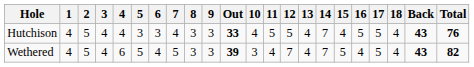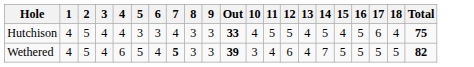- column: (421, 14)
(325, 33) 7 -> (325, 33) 5
(378, 33) 5 -> (378, 33) 6
(453, 33) 76 -> (421, 33) 75
(175, 52) normal -> (175, 52) bold
(289, 52) 7 -> (289, 52) 6
(361, 52) 4 -> (361, 52) 5
(396, 52) 4 -> (396, 52) 5
